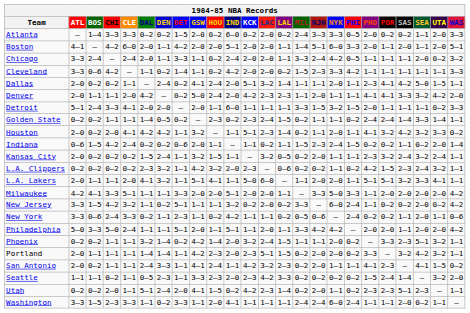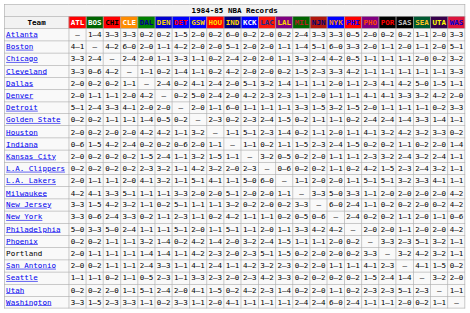(129, 132) 4–1 -> (129, 132) 2–0
